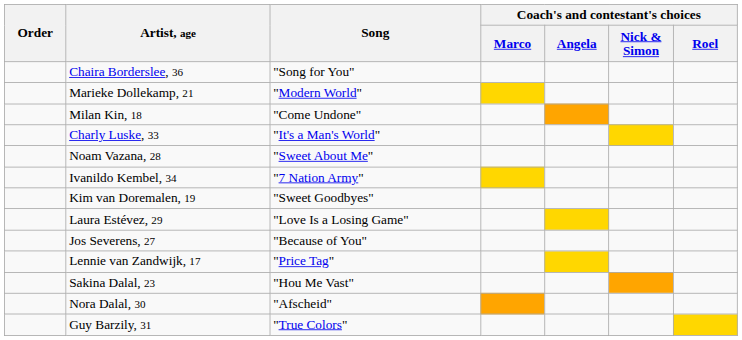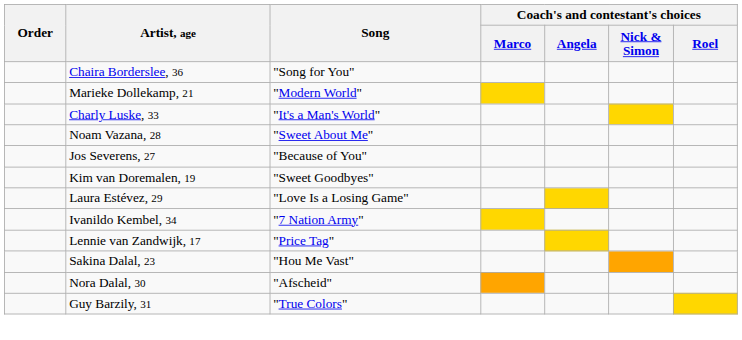- row: (105, 114)
rows swapped: (123, 177) <-> (112, 240)
